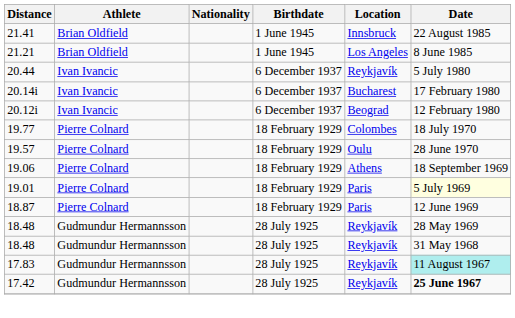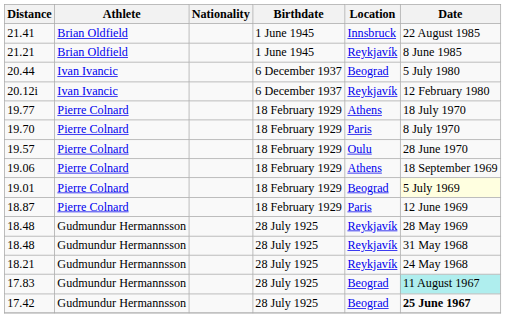(378, 52) Los Angeles -> (372, 52) Reykjavík
(372, 71) Reykjavík -> (368, 71) Beograd
- row: (23, 91)
(368, 110) Beograd -> (372, 91) Reykjavík
(372, 129) Colombes -> (365, 110) Athens
+ row: (21, 129)
(360, 187) Paris -> (368, 187) Beograd
+ row: (21, 264)
(372, 264) Reykjavík -> (368, 284) Beograd
(372, 284) Reykjavík -> (368, 303) Beograd
